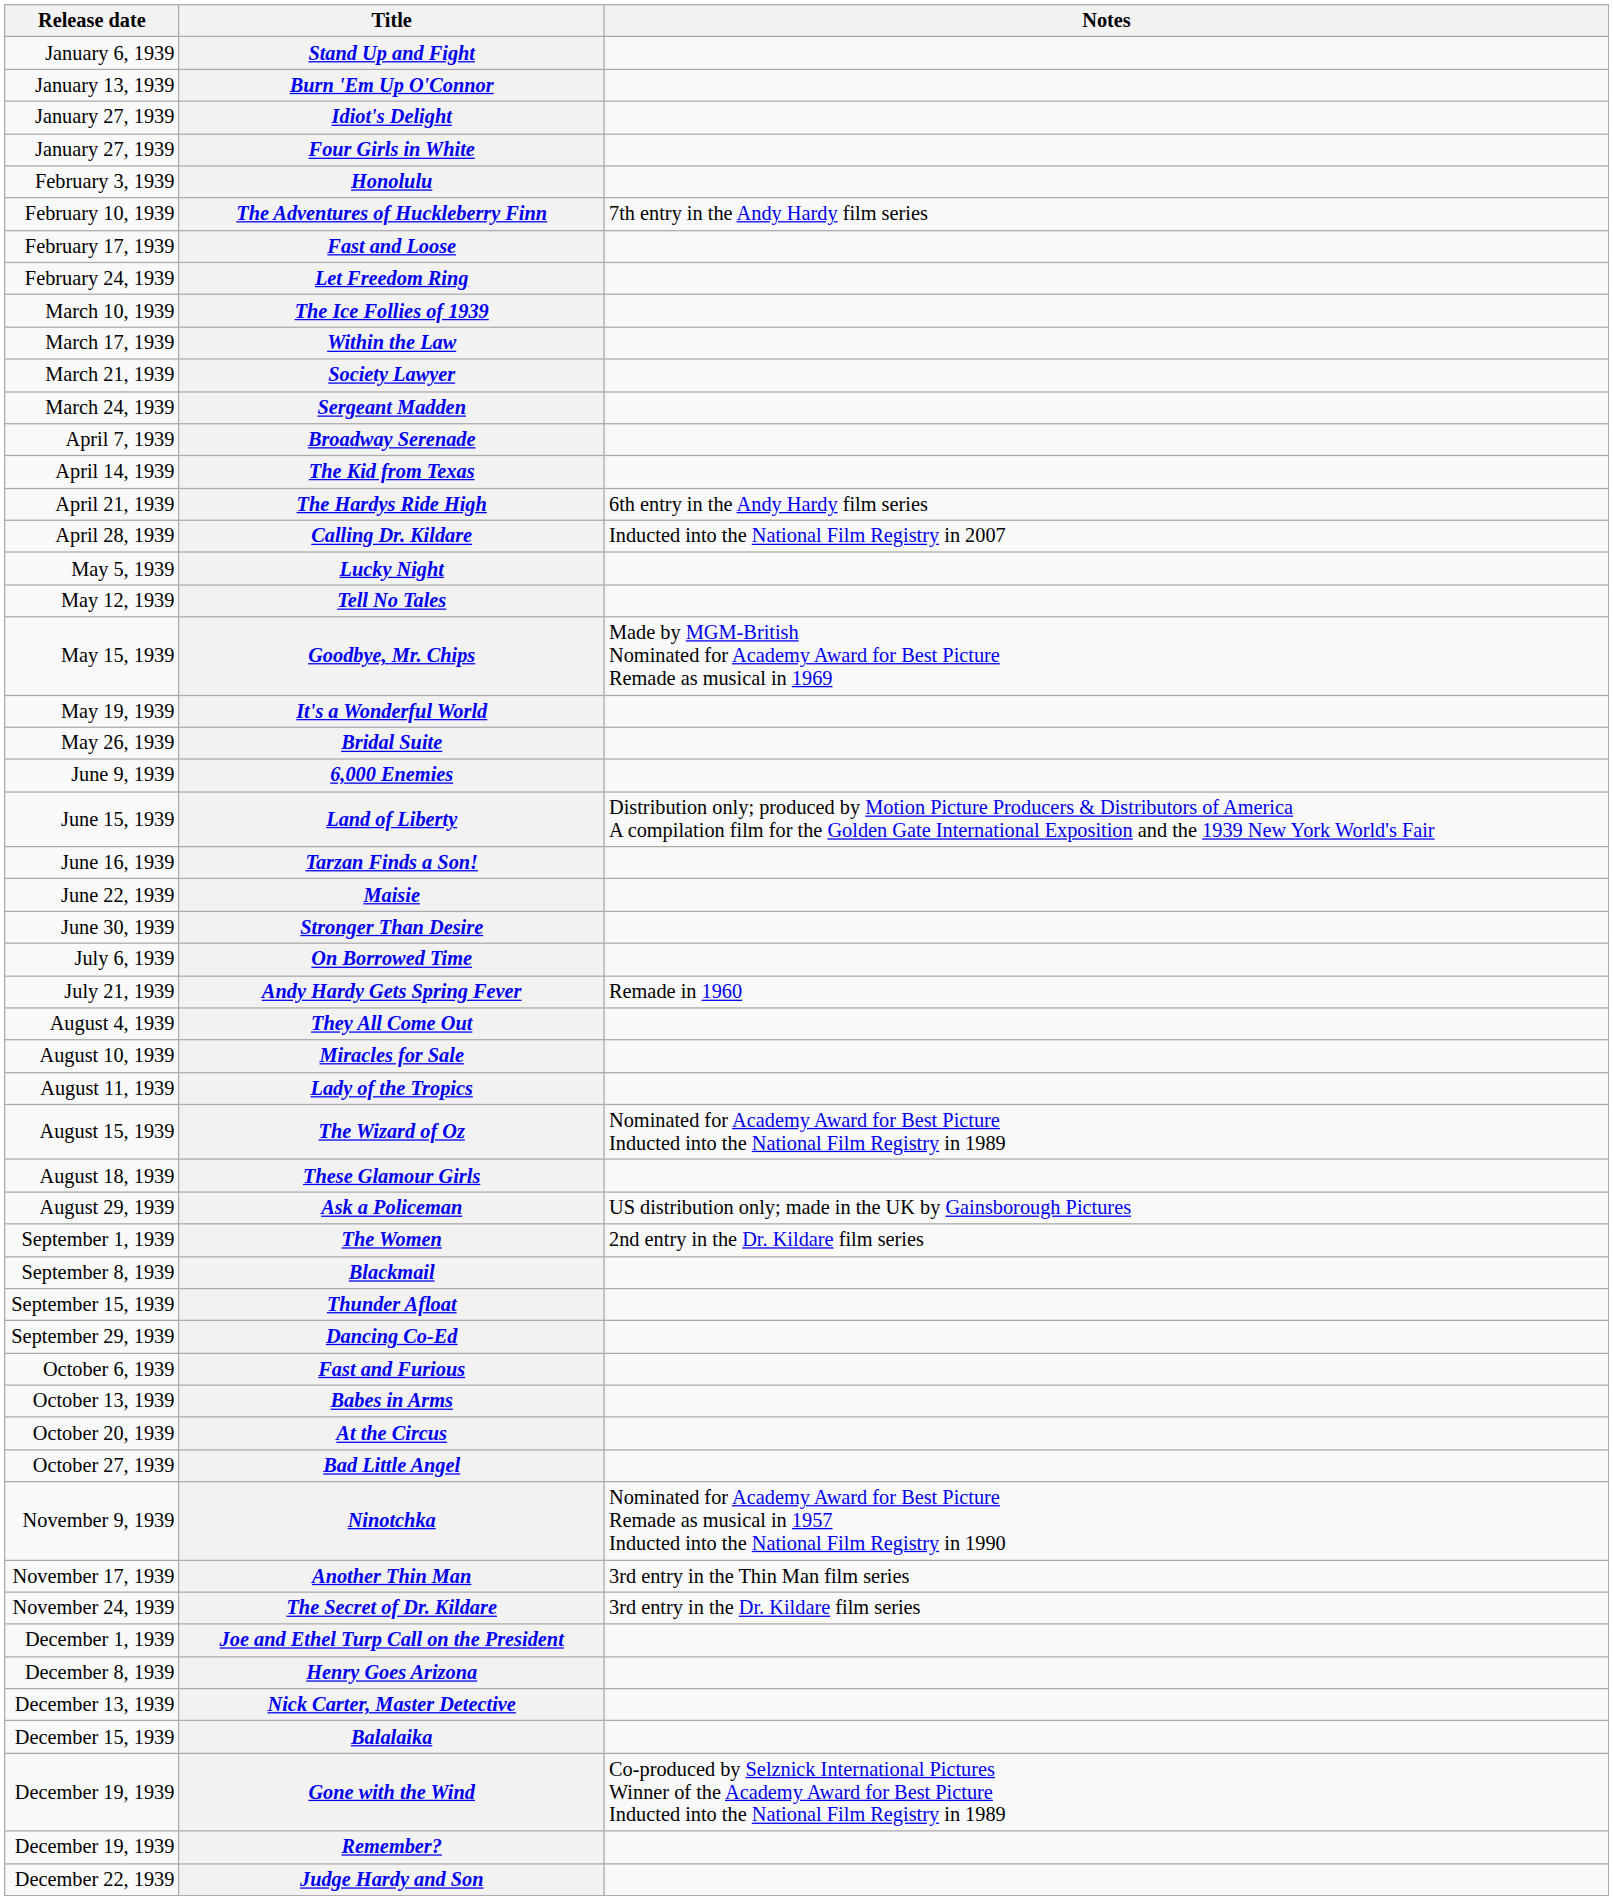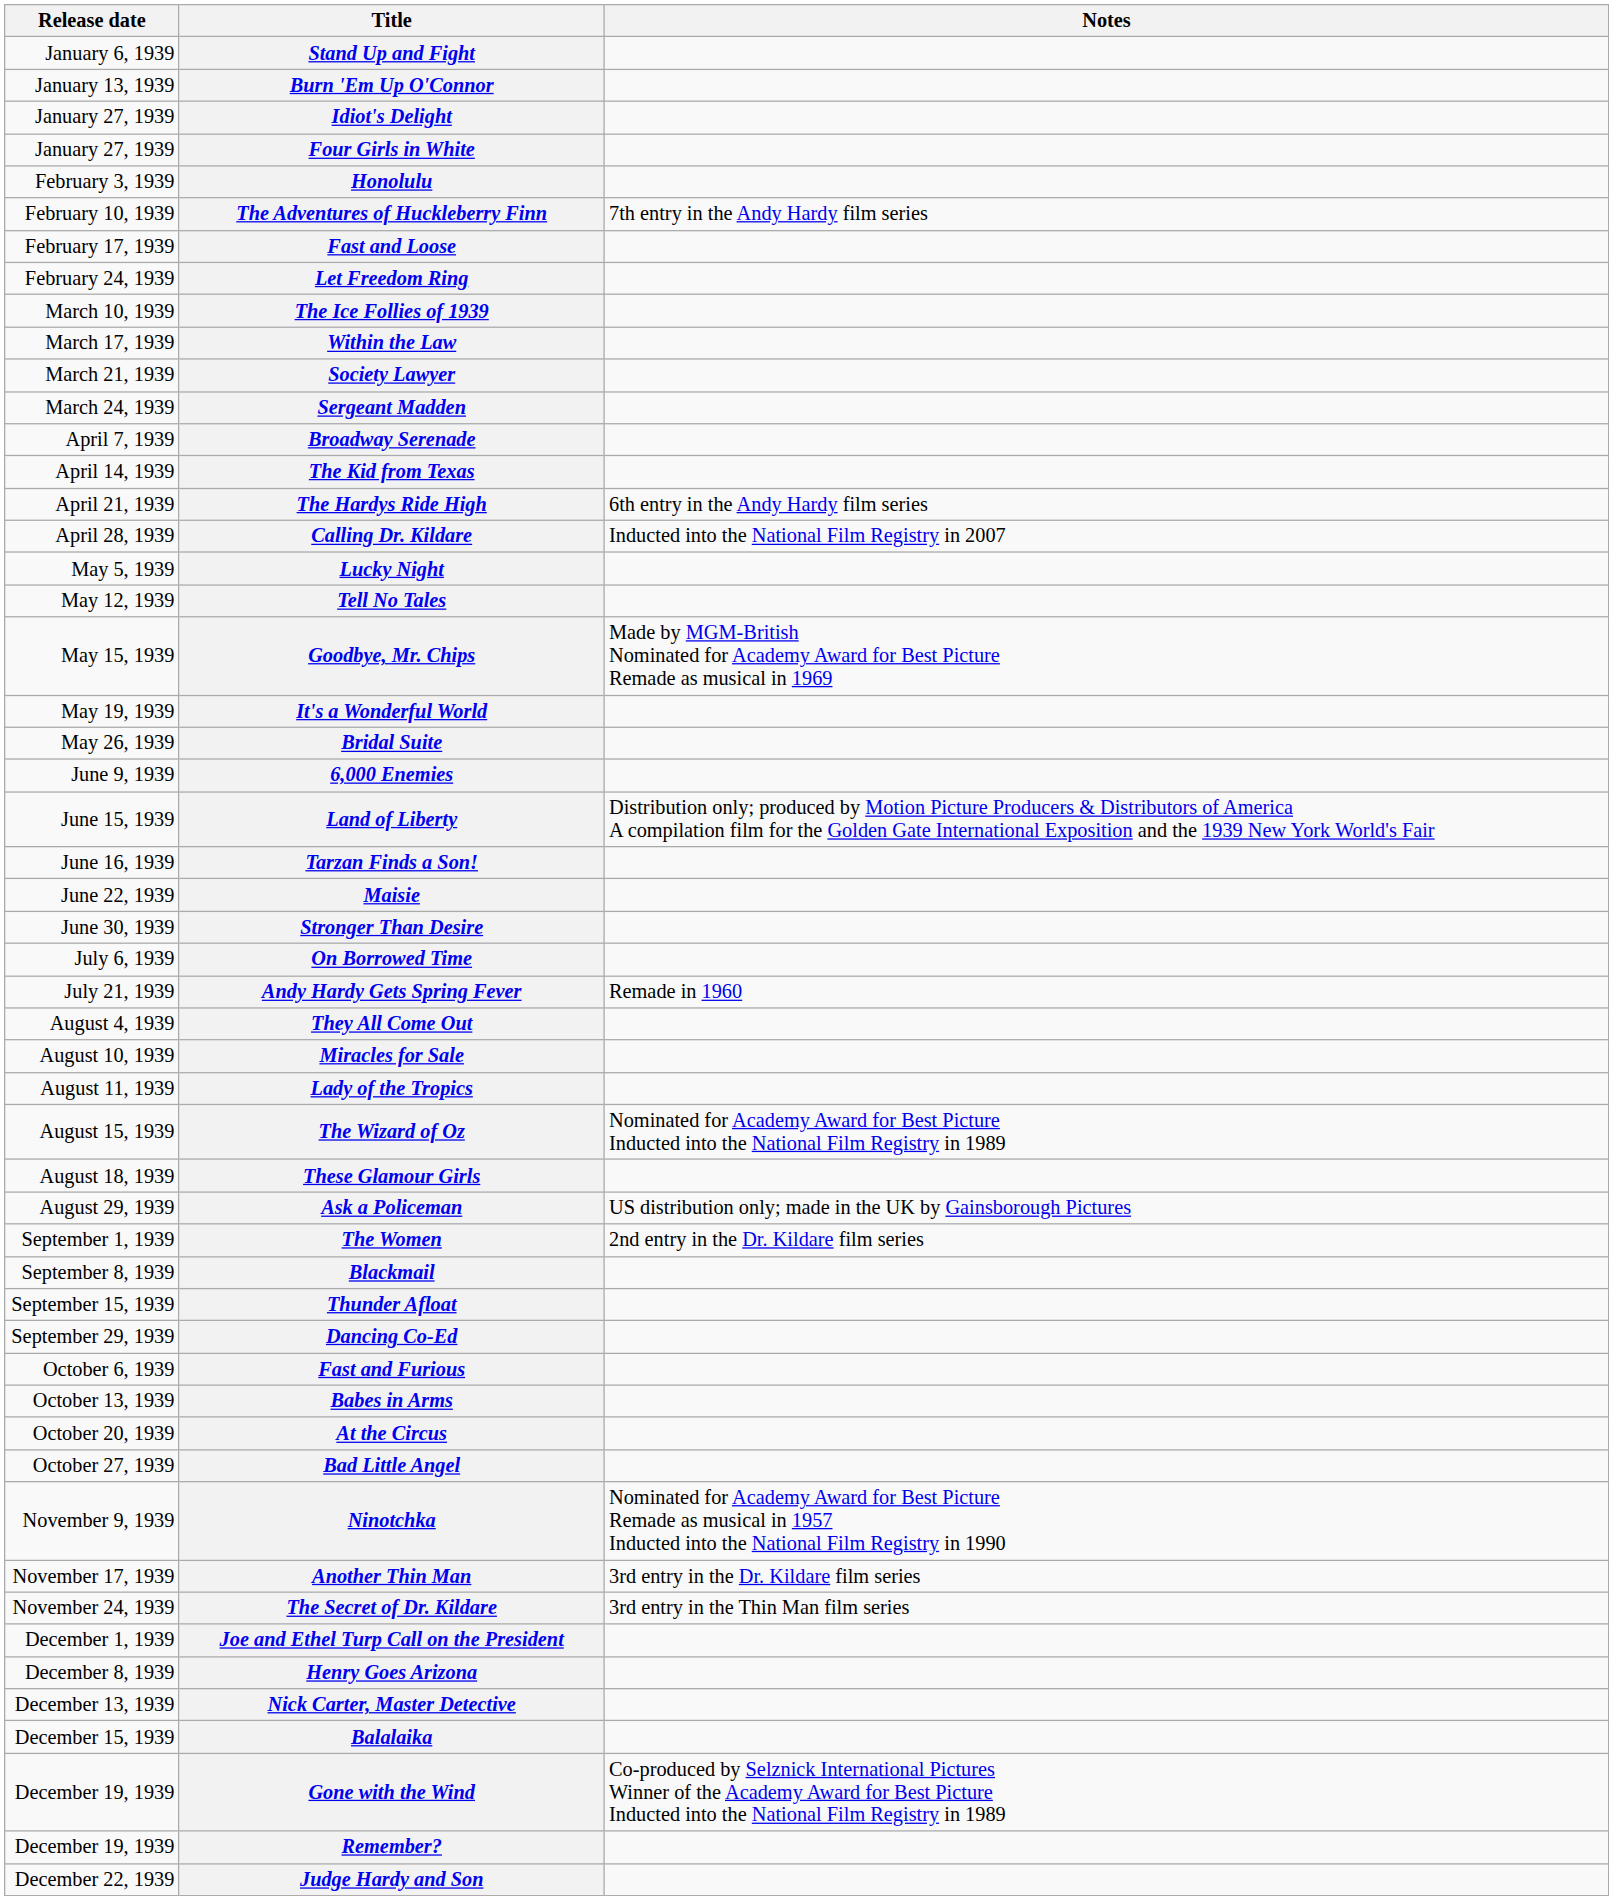(759, 1575) 3rd entry in the Thin Man film series -> (765, 1575) 3rd entry in the Dr. Kildare film series
(765, 1607) 3rd entry in the Dr. Kildare film series -> (759, 1607) 3rd entry in the Thin Man film series
